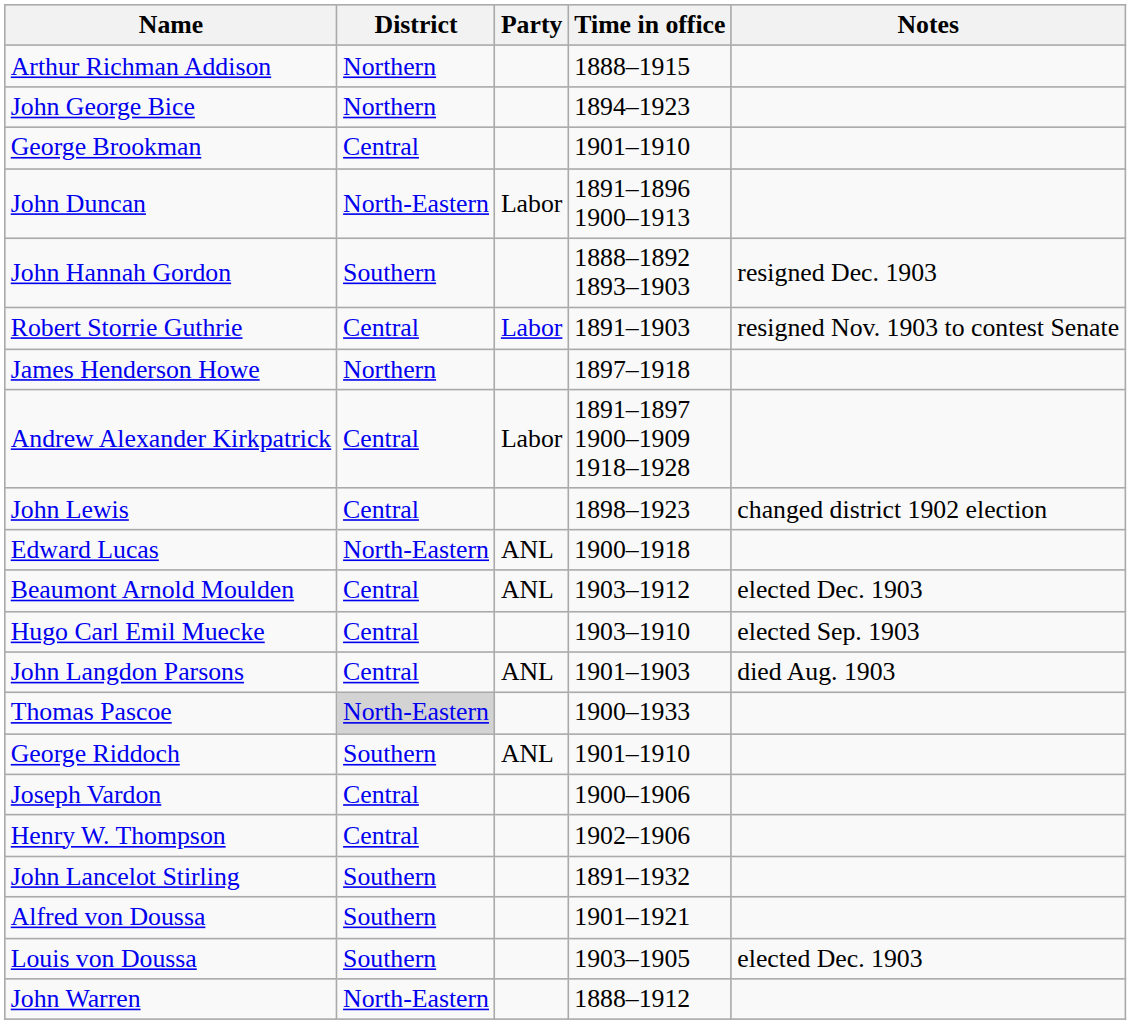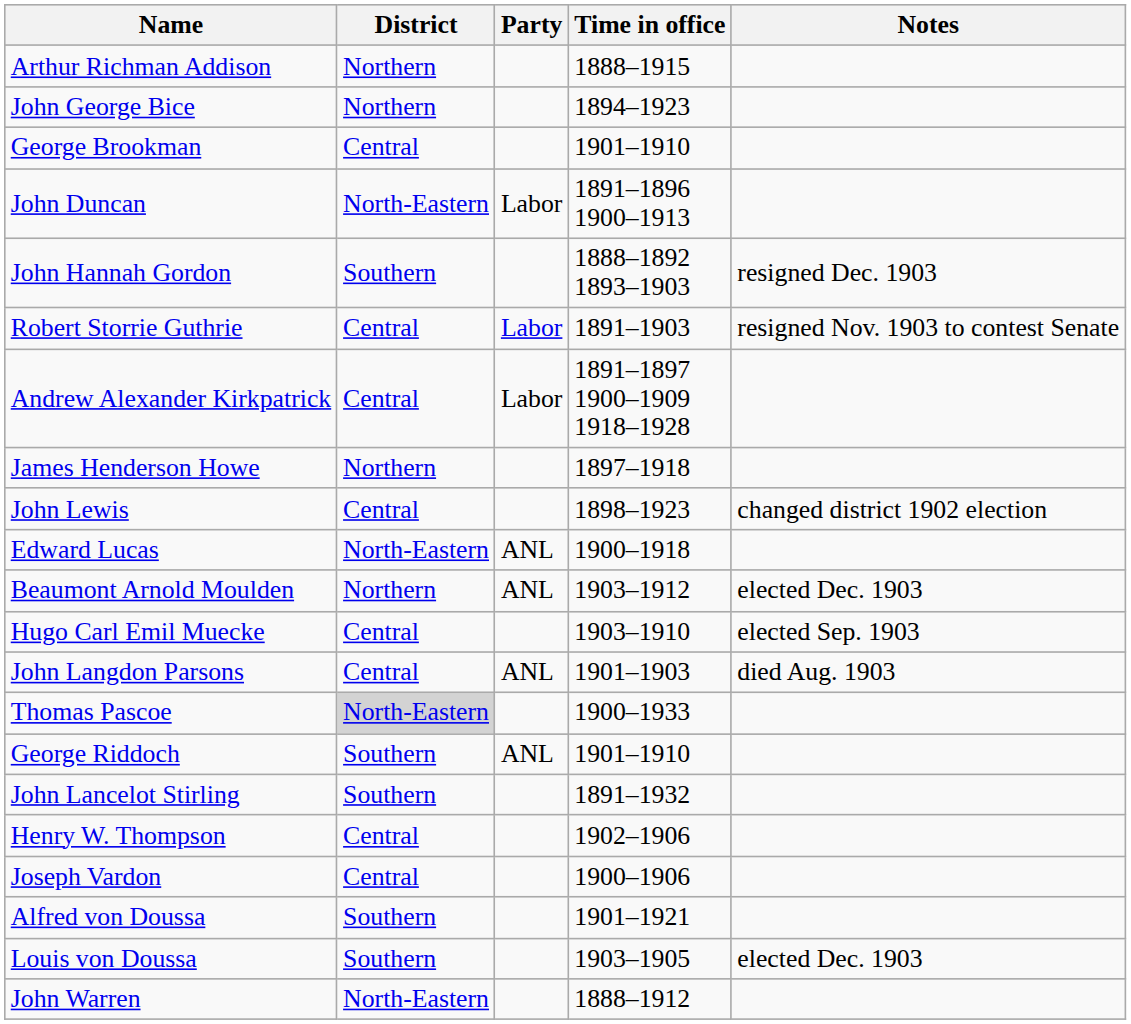rows swapped: (135, 368) <-> (171, 438)
(381, 590) Central -> (390, 590) Northern
rows swapped: (125, 876) <-> (86, 794)
